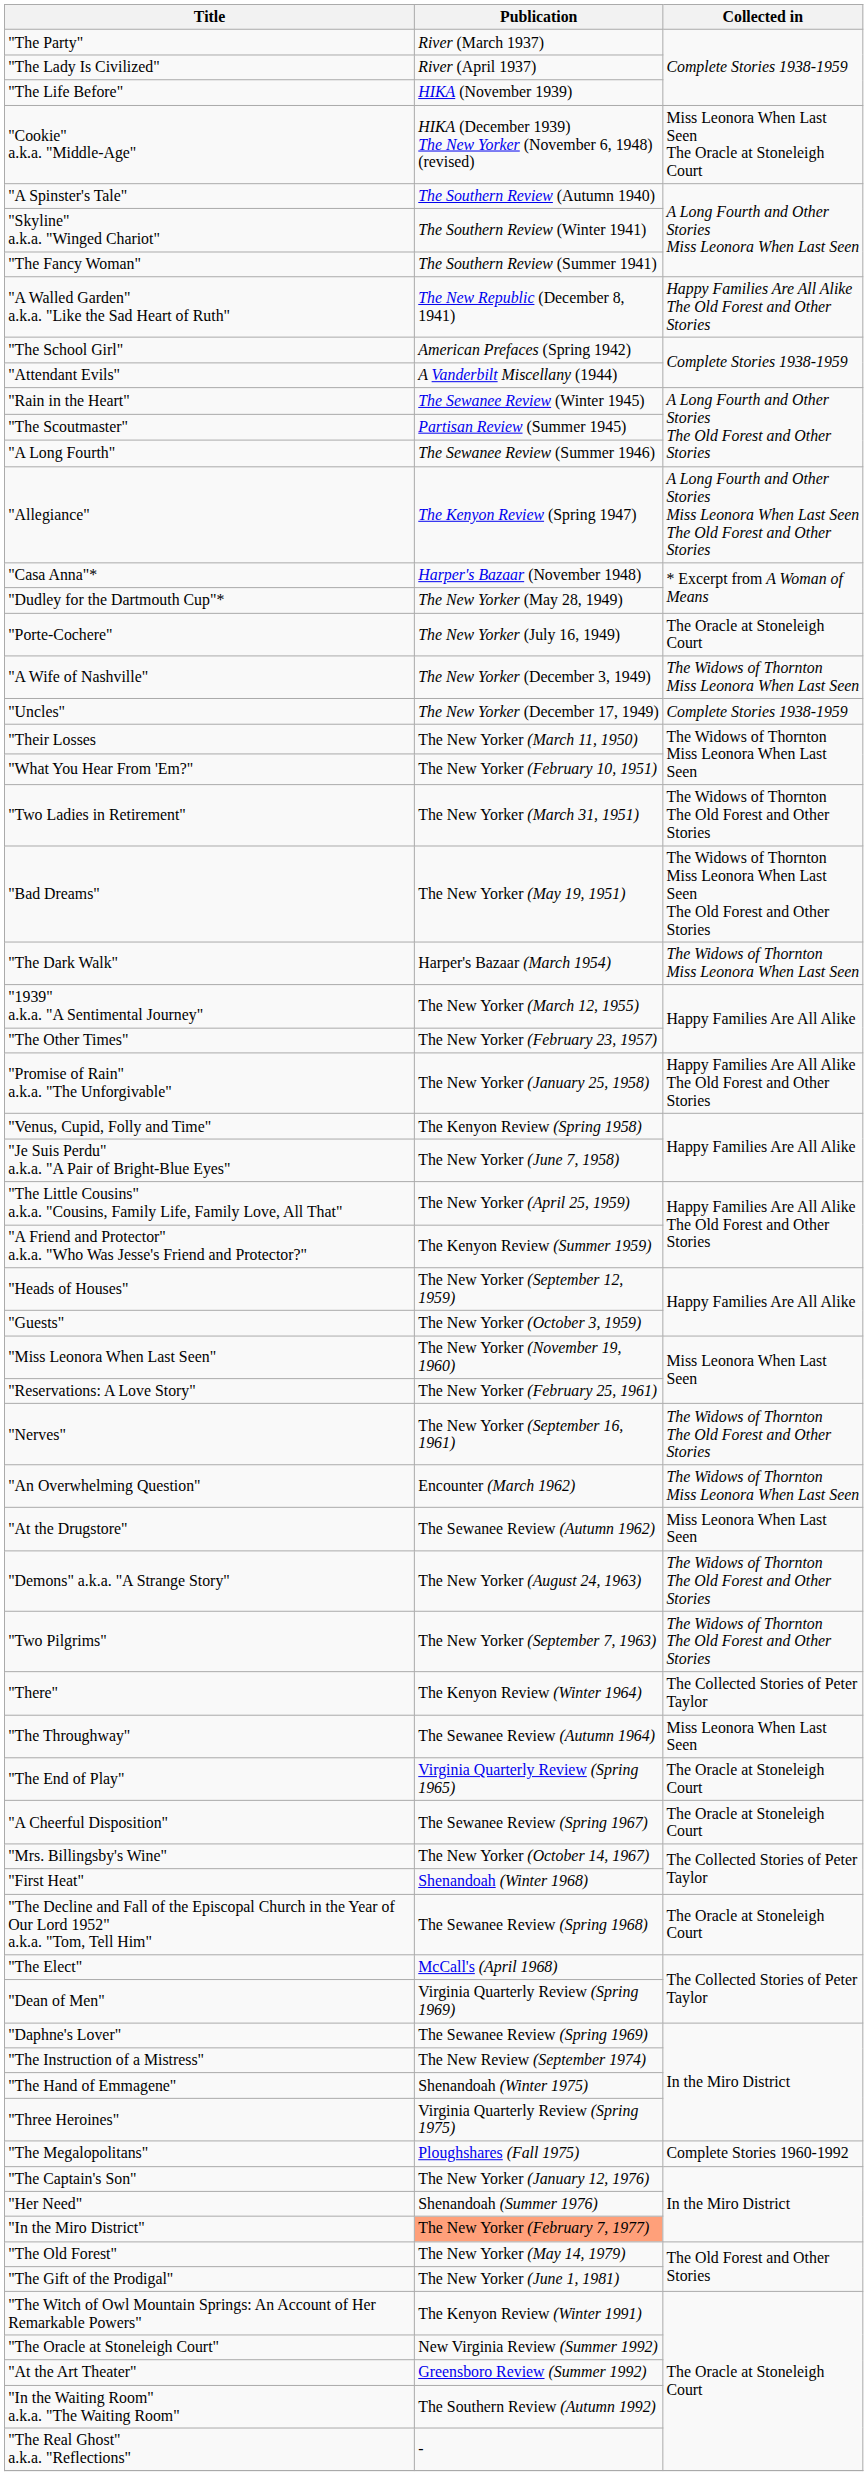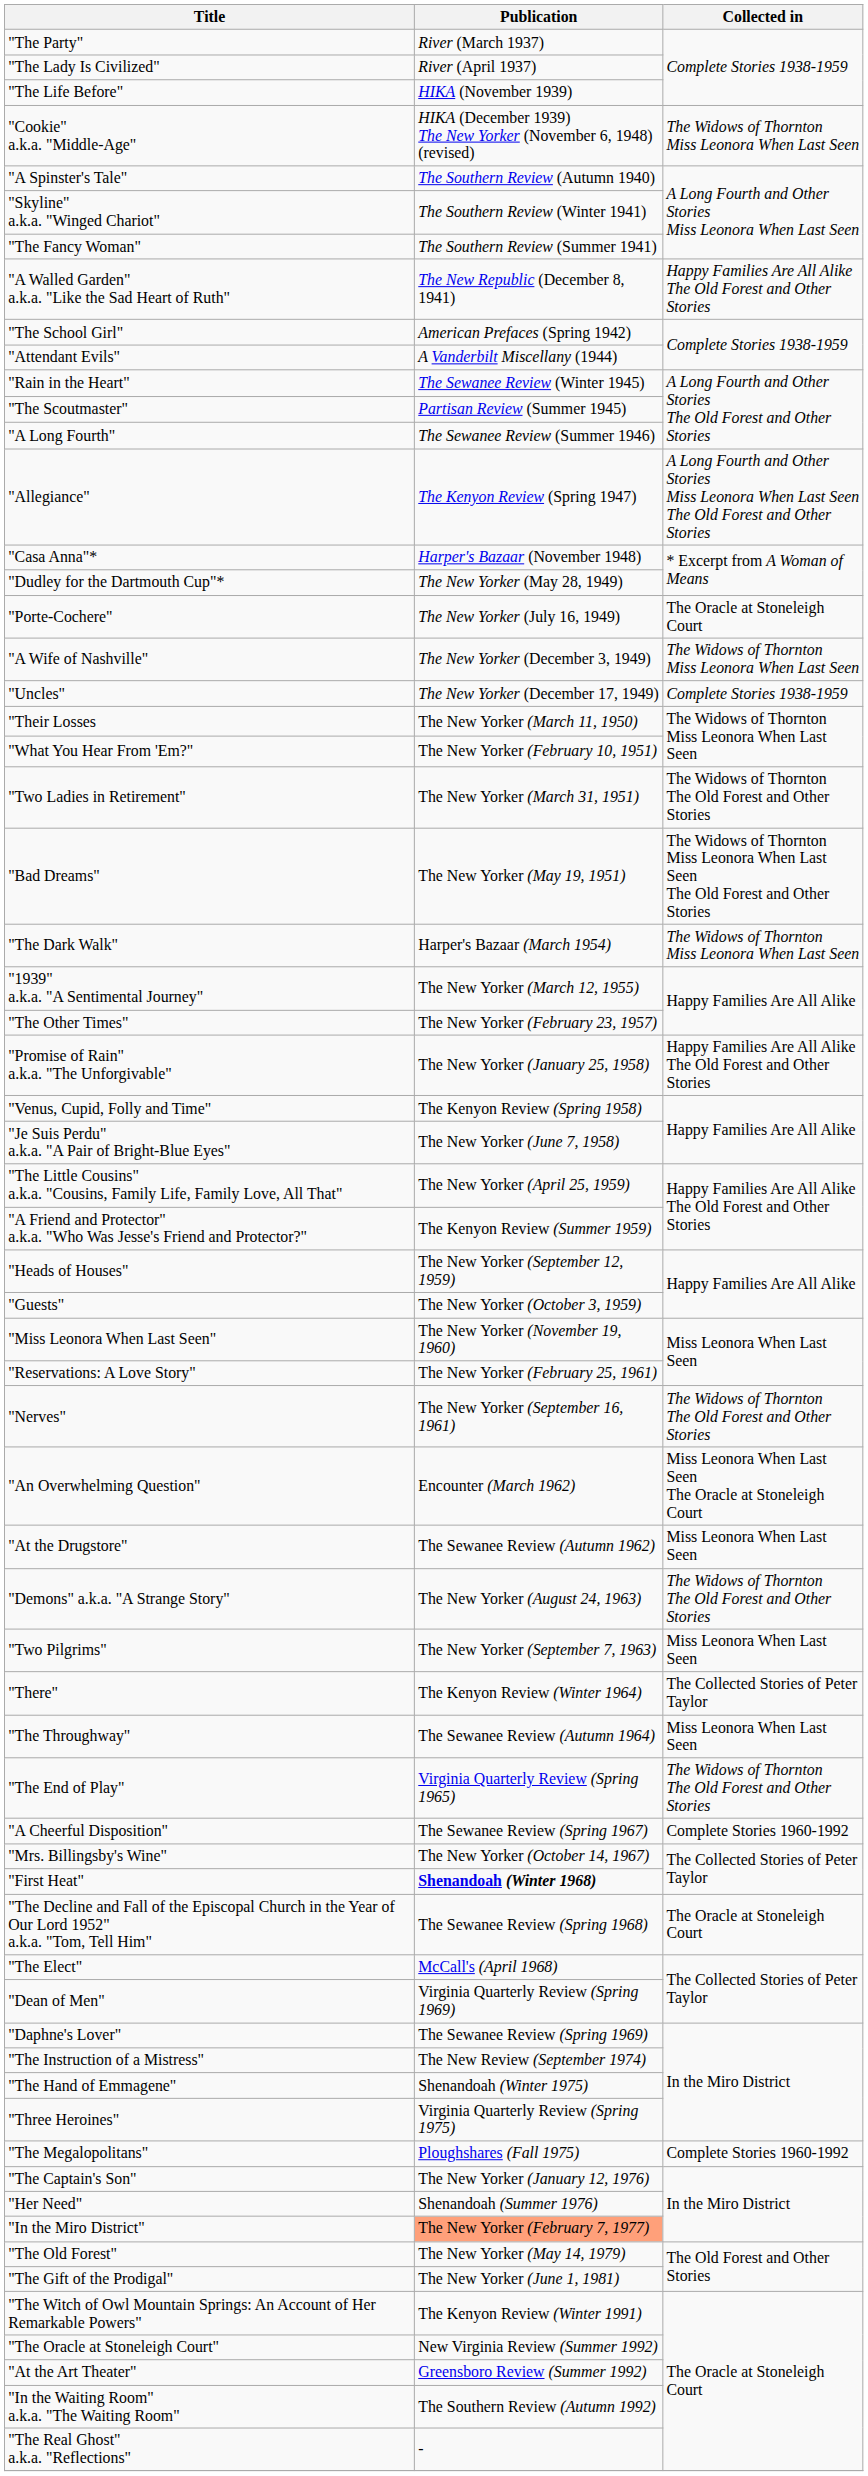(747, 144) Miss Leonora When Last Seen The Oracle at Stoneleigh Court -> (763, 135) The Widows of Thornton Miss Leonora When Last Seen
(763, 1485) The Widows of Thornton Miss Leonora When Last Seen -> (747, 1485) Miss Leonora When Last Seen The Oracle at Stoneleigh Court
(749, 1641) The Widows of Thornton The Old Forest and Other Stories -> (747, 1650) Miss Leonora When Last Seen
(745, 1779) The Oracle at Stoneleigh Court -> (749, 1788) The Widows of Thornton The Old Forest and Other Stories
(745, 1822) The Oracle at Stoneleigh Court -> (757, 1831) Complete Stories 1960-1992
(503, 1881) normal -> (507, 1881) bold
